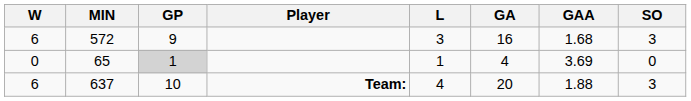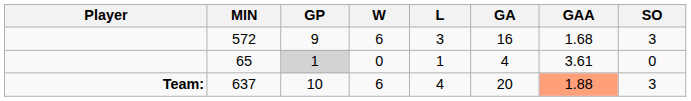columns swapped: (308, 15) <-> (35, 15)
(579, 61) 3.69 -> (579, 61) 3.61
(579, 84) no background -> (579, 84) lightsalmon background
